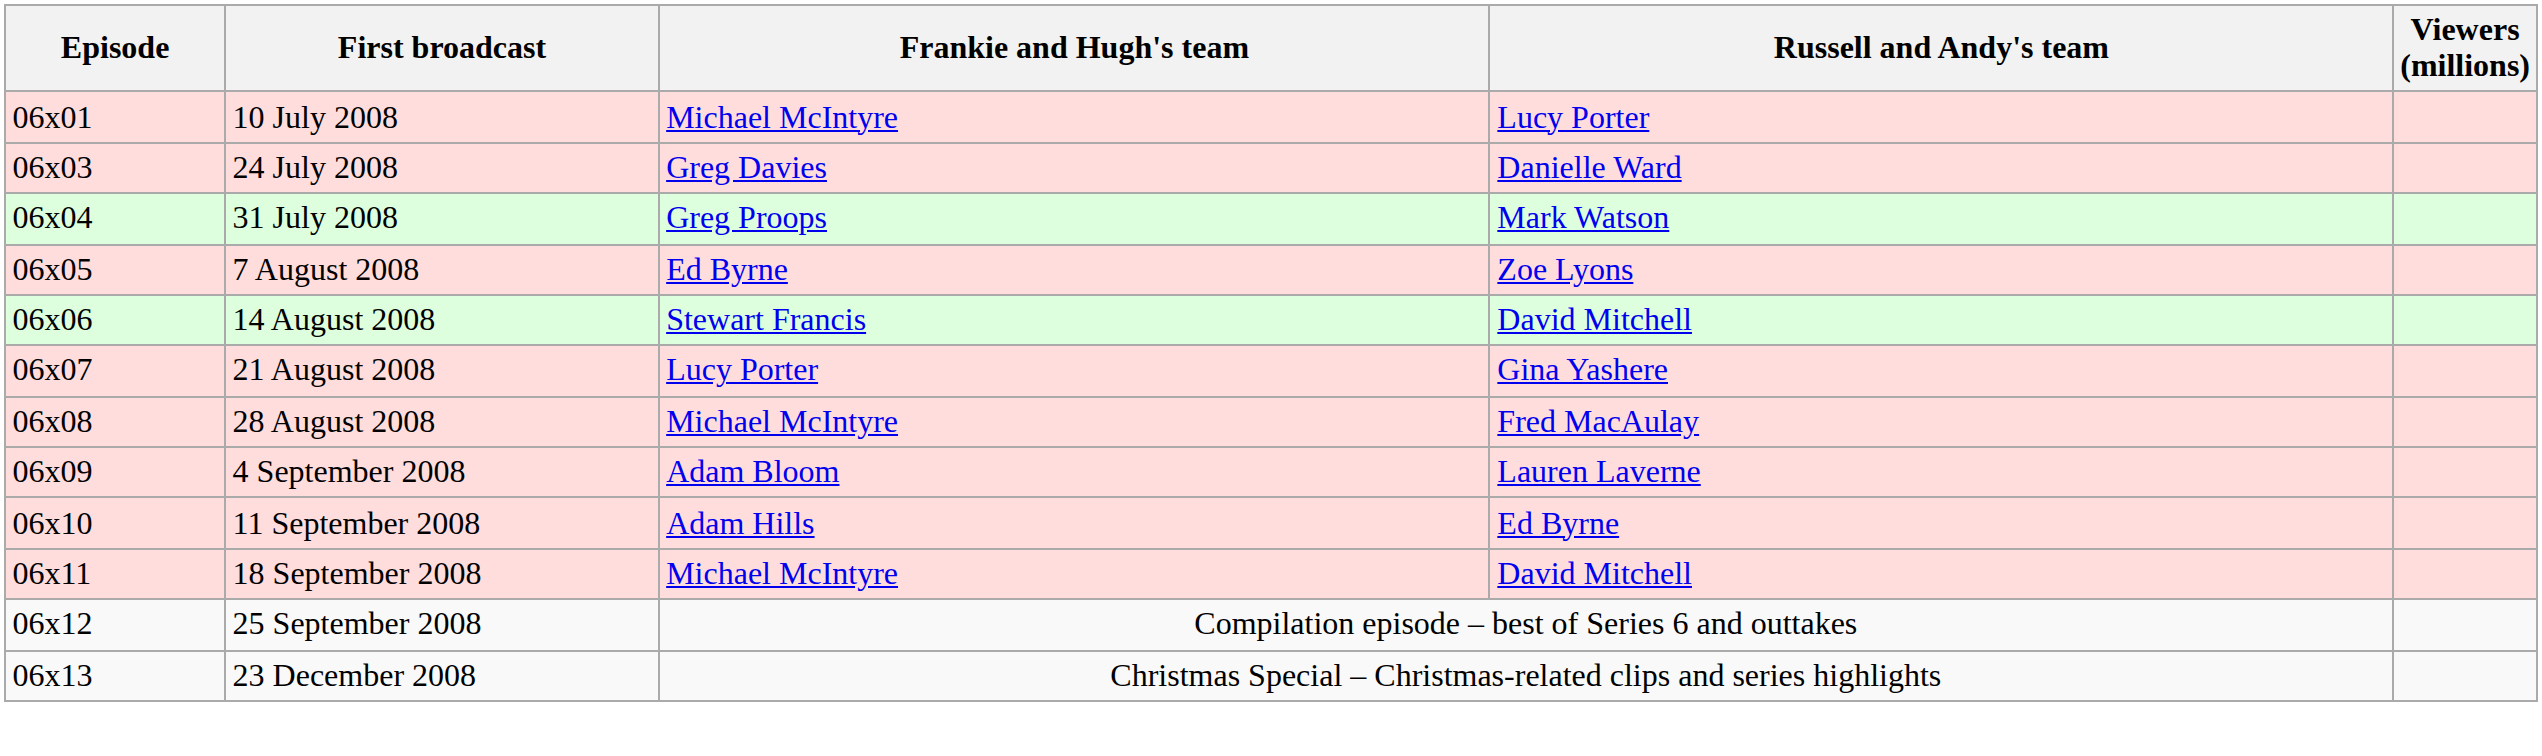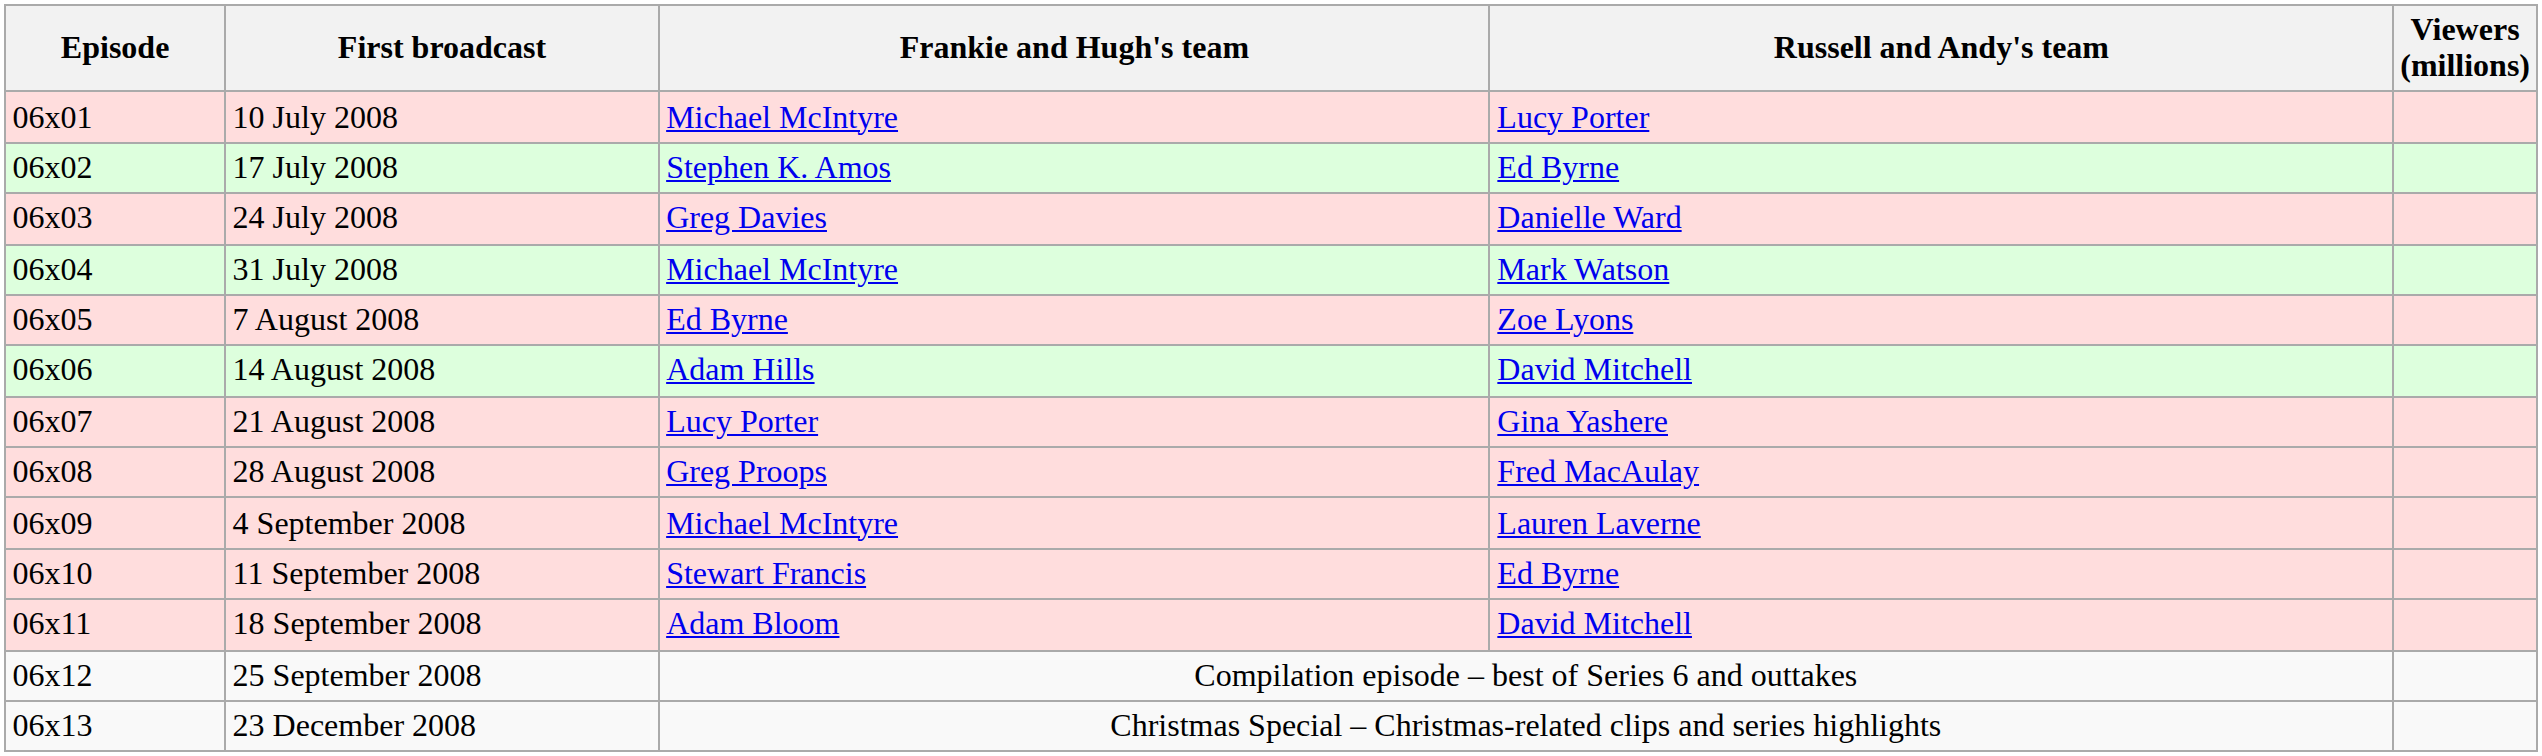+ row: (315, 167)
(747, 218) Greg Proops -> (782, 268) Michael McIntyre
(766, 319) Stewart Francis -> (740, 370) Adam Hills
(782, 421) Michael McIntyre -> (747, 471) Greg Proops
(753, 471) Adam Bloom -> (782, 522) Michael McIntyre
(740, 522) Adam Hills -> (766, 573) Stewart Francis
(782, 573) Michael McIntyre -> (753, 624) Adam Bloom
